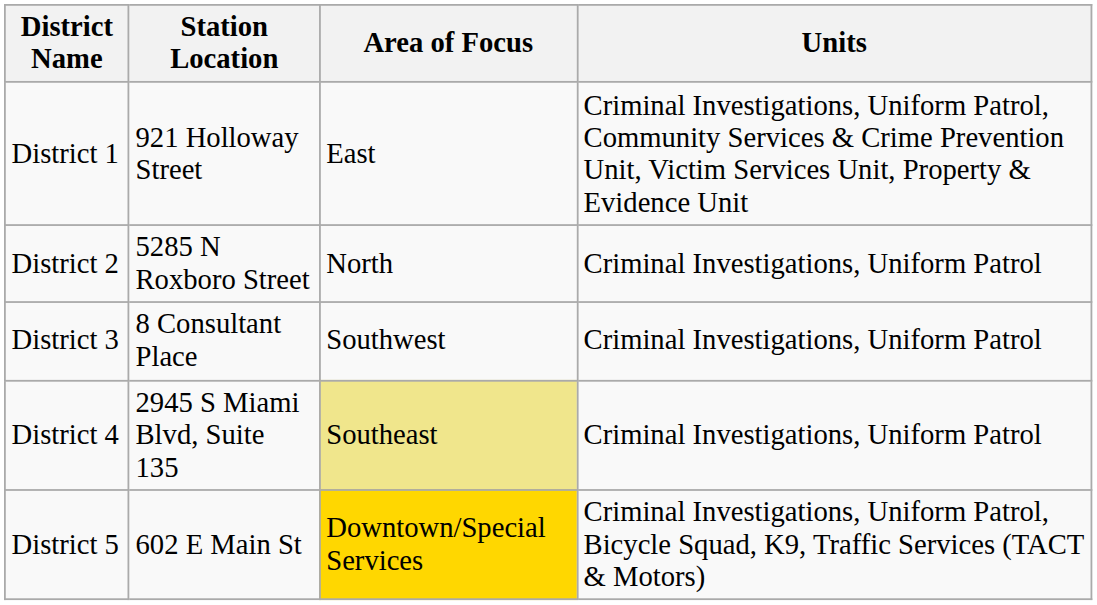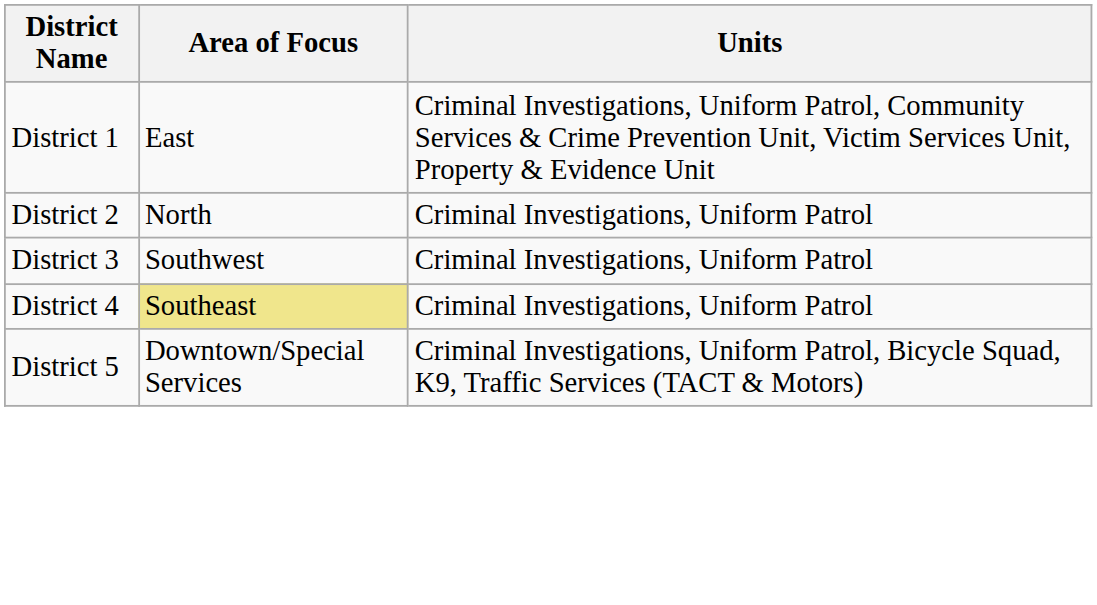- column: (224, 43)
(436, 544) gold background -> (255, 367) no background
